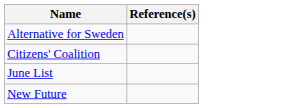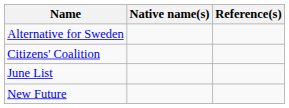+ column: (169, 14)
